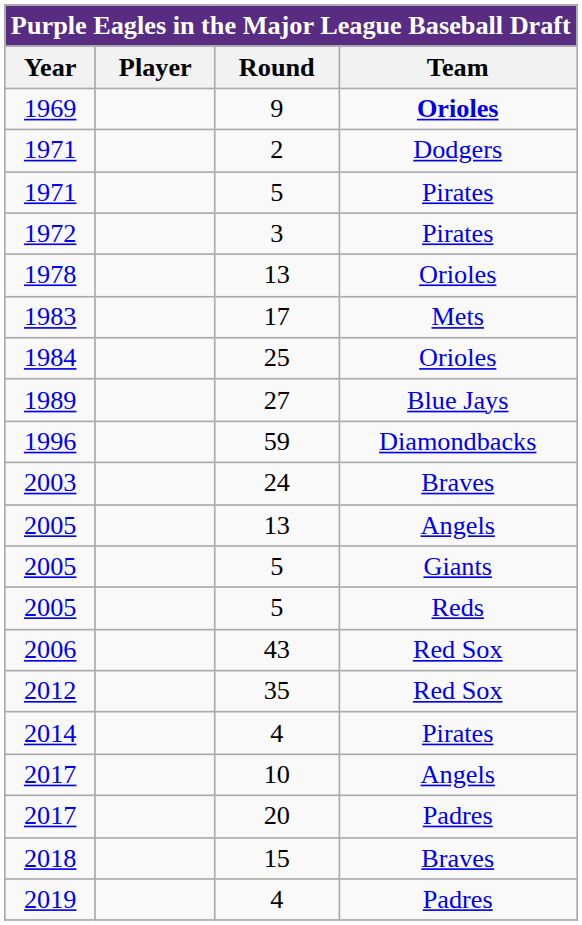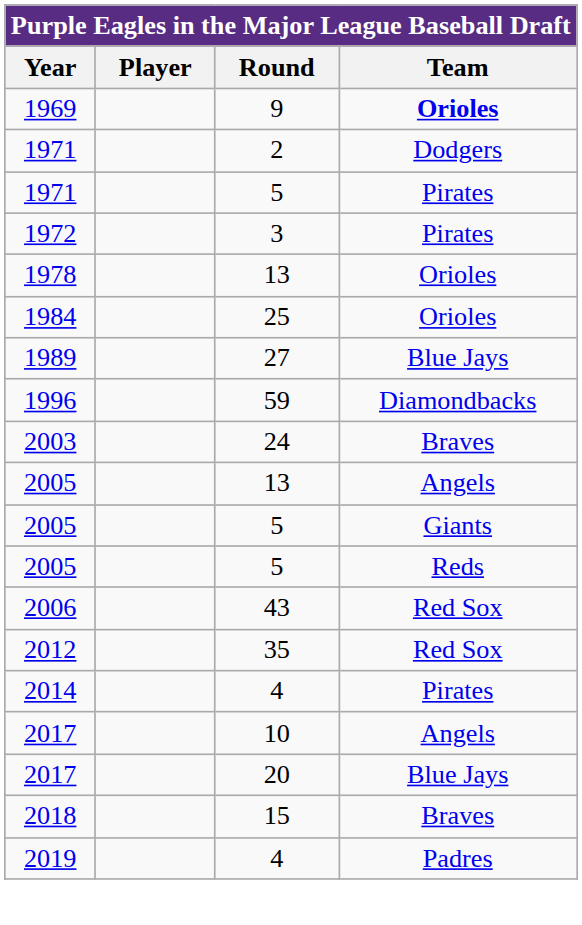- row: (50, 316)
(458, 815) Padres -> (458, 774) Blue Jays
